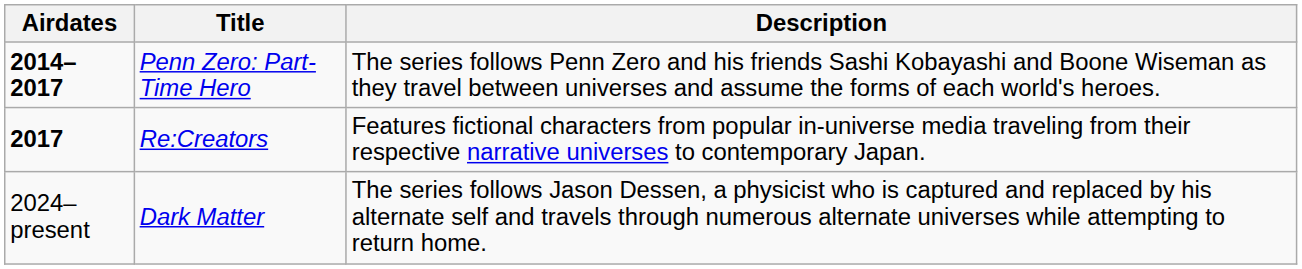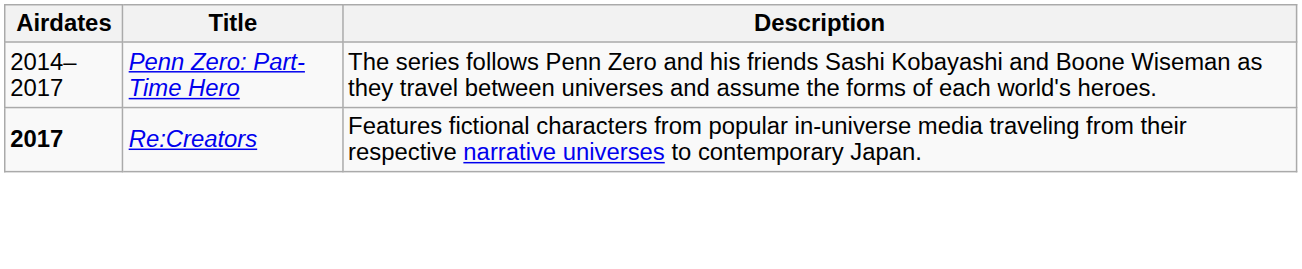(43, 74) bold -> (43, 74) normal
- row: (202, 217)
